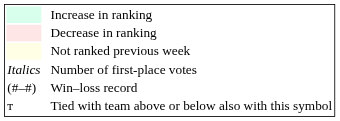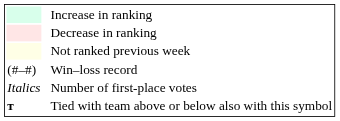rows swapped: (124, 69) <-> (94, 87)
(10, 106) normal -> (11, 106) bold
